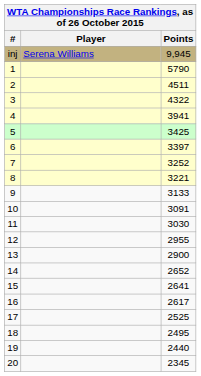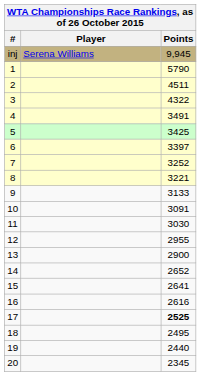(178, 116) 3941 -> (178, 116) 3491
(178, 301) 2617 -> (178, 301) 2616
(178, 317) normal -> (178, 317) bold
